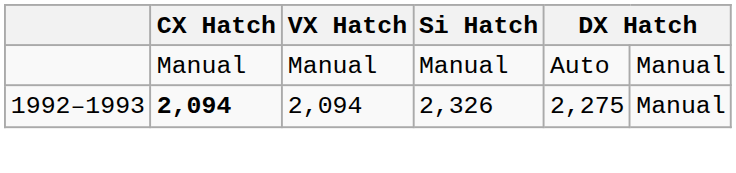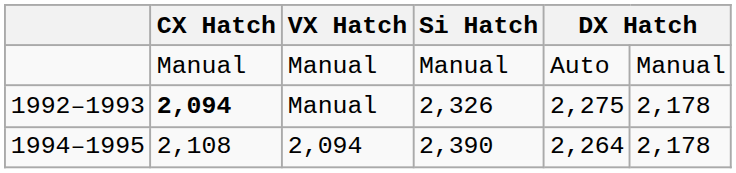(325, 106) 2,094 -> (333, 106) Manual
(681, 106) Manual -> (674, 106) 2,178
+ row: (78, 147)
